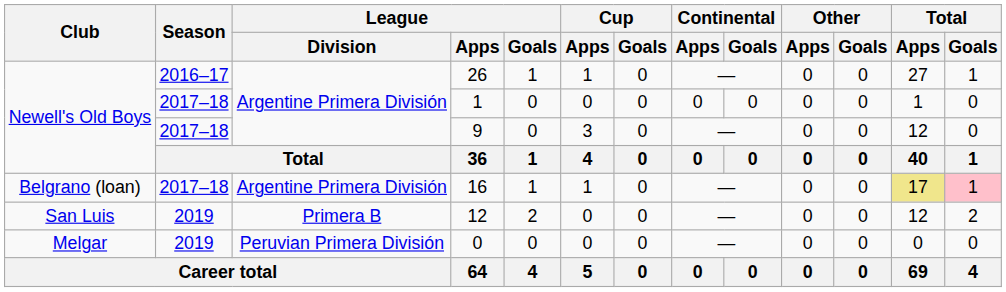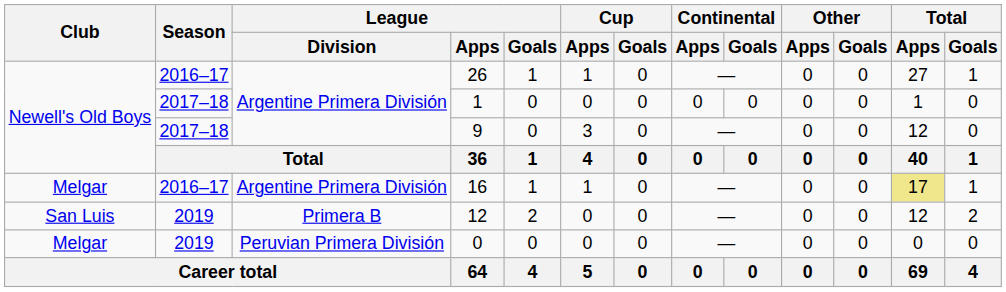(80, 187) Belgrano (loan) -> (80, 187) Melgar
(194, 187) 2017–18 -> (194, 187) 2016–17
(973, 187) pink background -> (973, 187) no background
